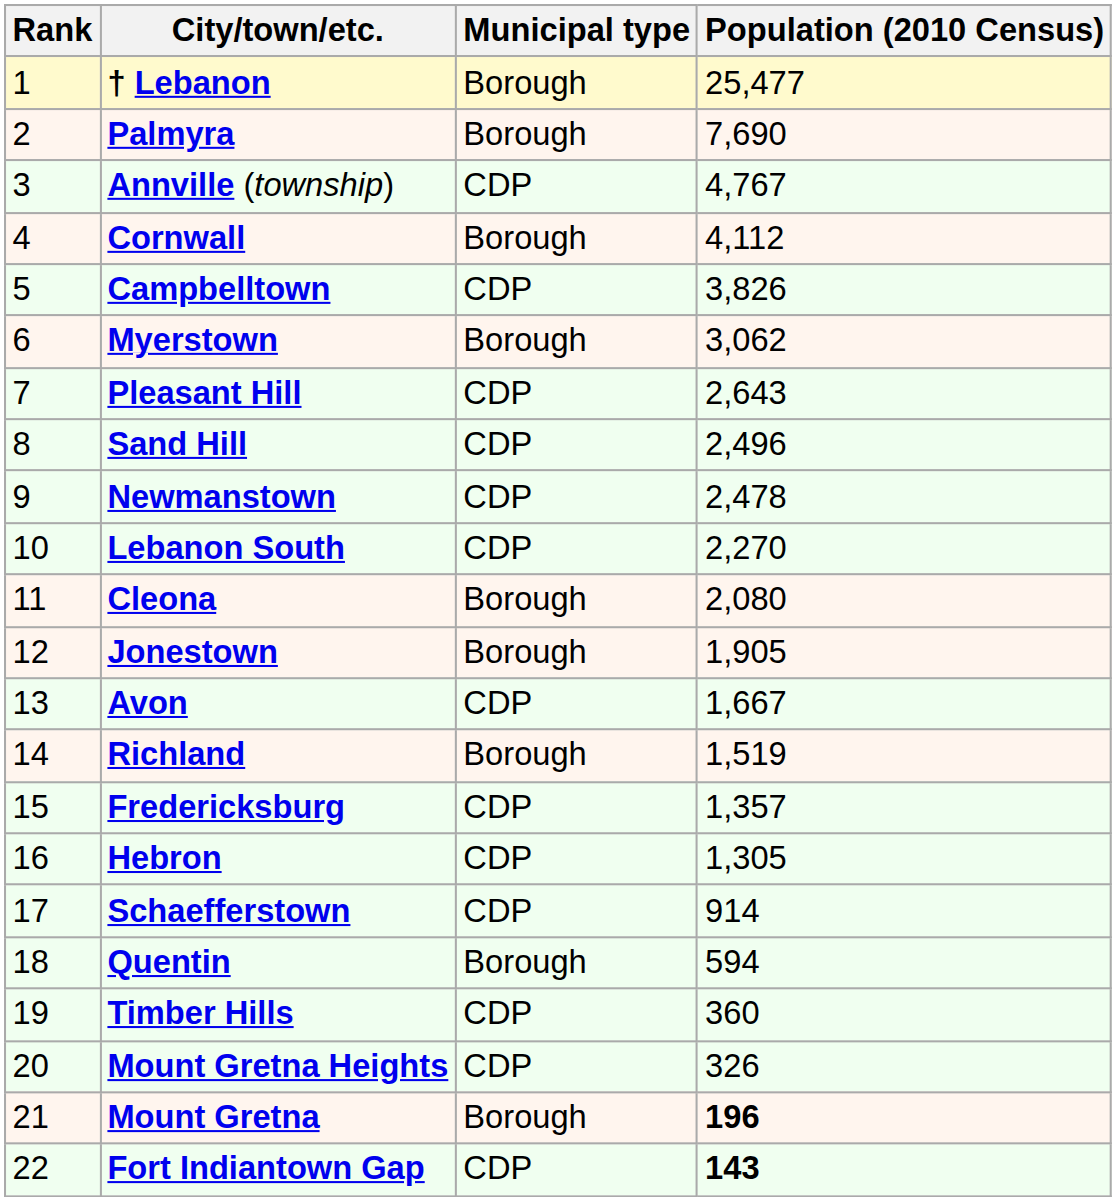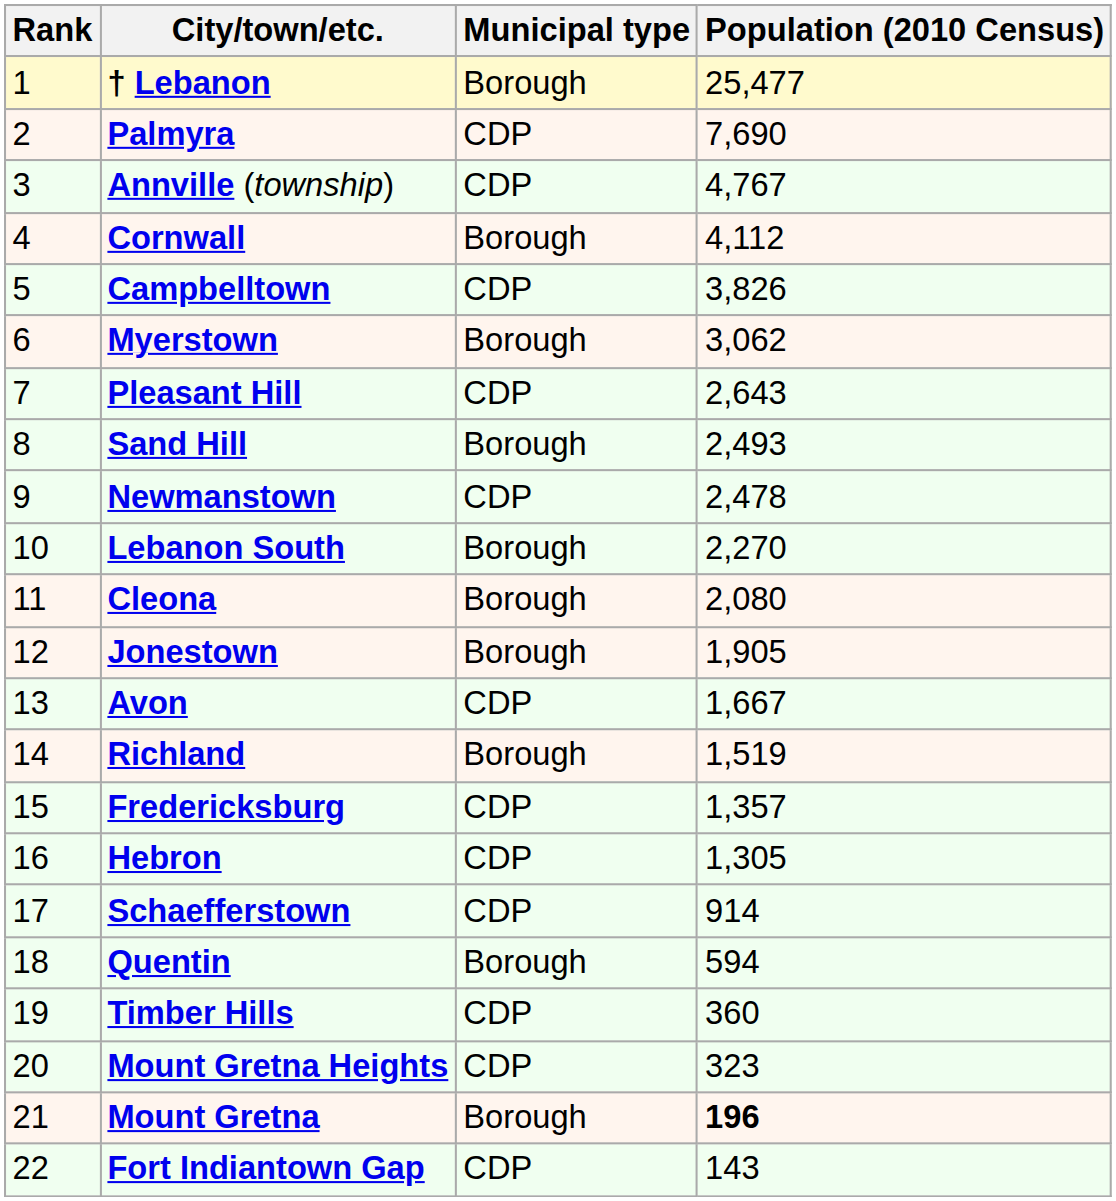(525, 133) Borough -> (498, 133) CDP
(498, 444) CDP -> (525, 444) Borough
(746, 444) 2,496 -> (746, 444) 2,493
(498, 548) CDP -> (525, 548) Borough
(732, 1065) 326 -> (732, 1065) 323
(732, 1169) bold -> (732, 1169) normal
